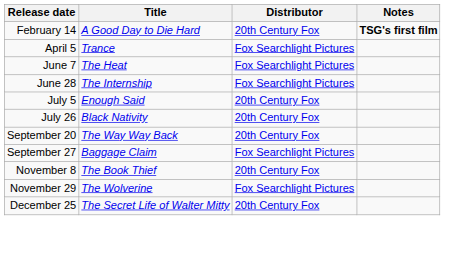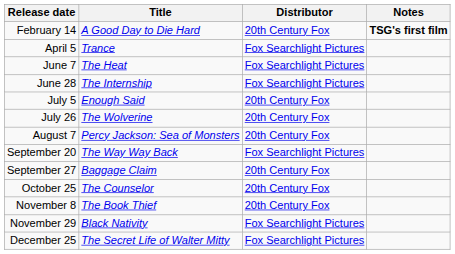(114, 118) Black Nativity -> (117, 118) The Wolverine
+ row: (54, 135)
(277, 135) 20th Century Fox -> (305, 153) Fox Searchlight Pictures
(295, 153) Fox Searchlight Pictures -> (287, 170) 20th Century Fox
+ row: (49, 188)
(117, 188) The Wolverine -> (114, 223) Black Nativity
(277, 205) 20th Century Fox -> (305, 240) Fox Searchlight Pictures
